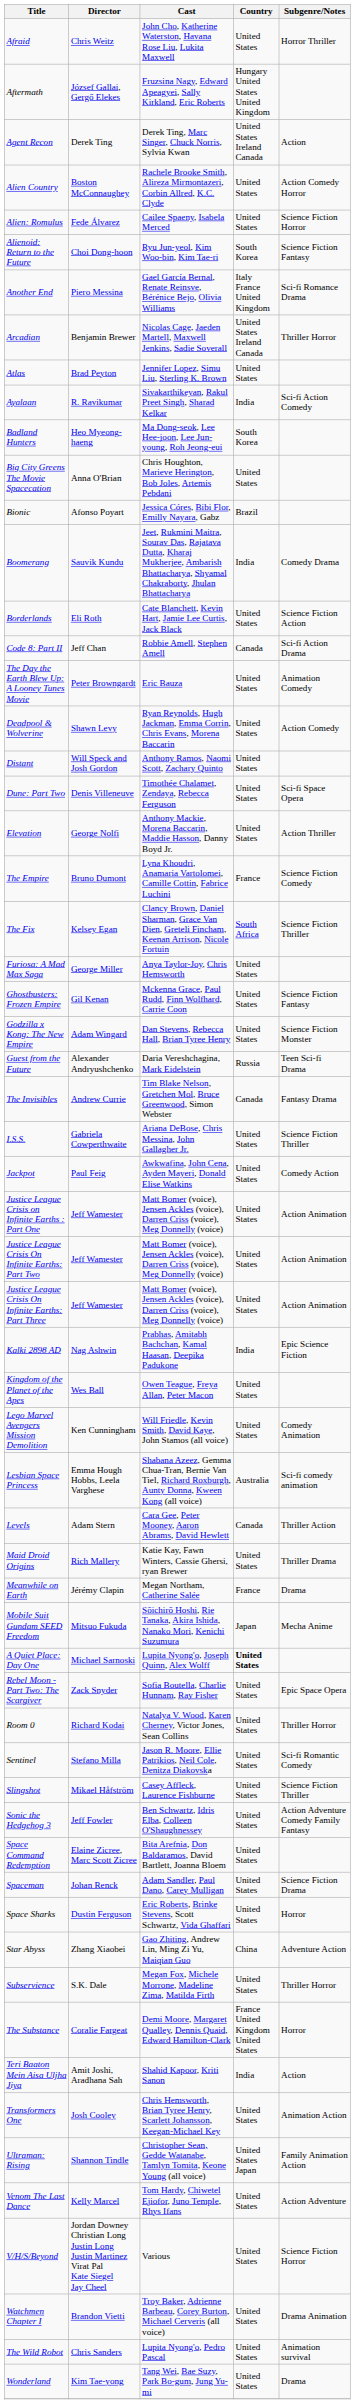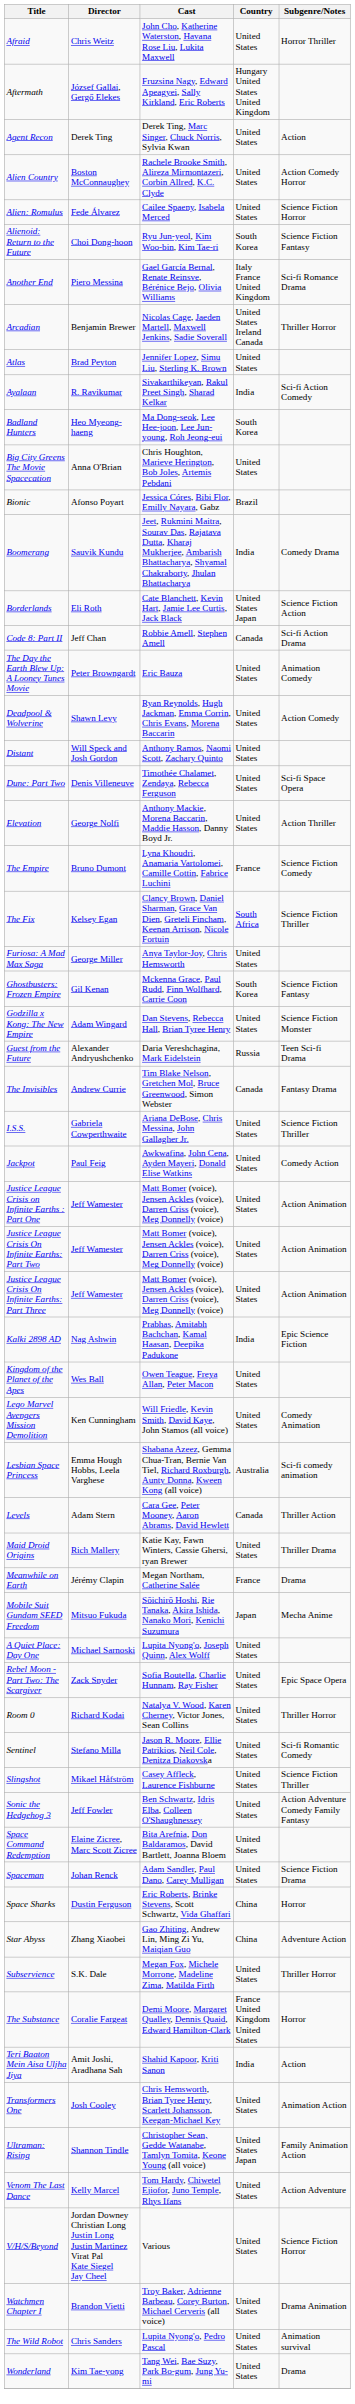(249, 142) United States Ireland Canada -> (248, 137) United States
(248, 618) United States -> (248, 608) United States Japan
(248, 999) United States -> (247, 988) South Korea
(249, 1660) bold -> (248, 1650) normal
(248, 1914) United States -> (246, 1904) China
